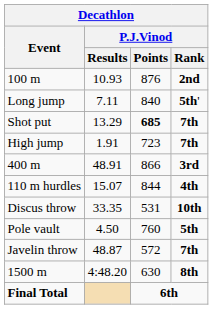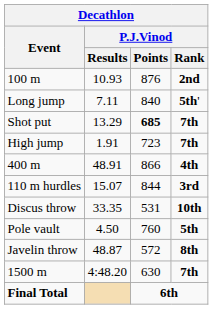(189, 165) 3rd -> (189, 165) 4th
(189, 186) 4th -> (189, 186) 3rd
(189, 250) 7th -> (189, 250) 8th
(189, 272) 8th -> (189, 272) 7th
